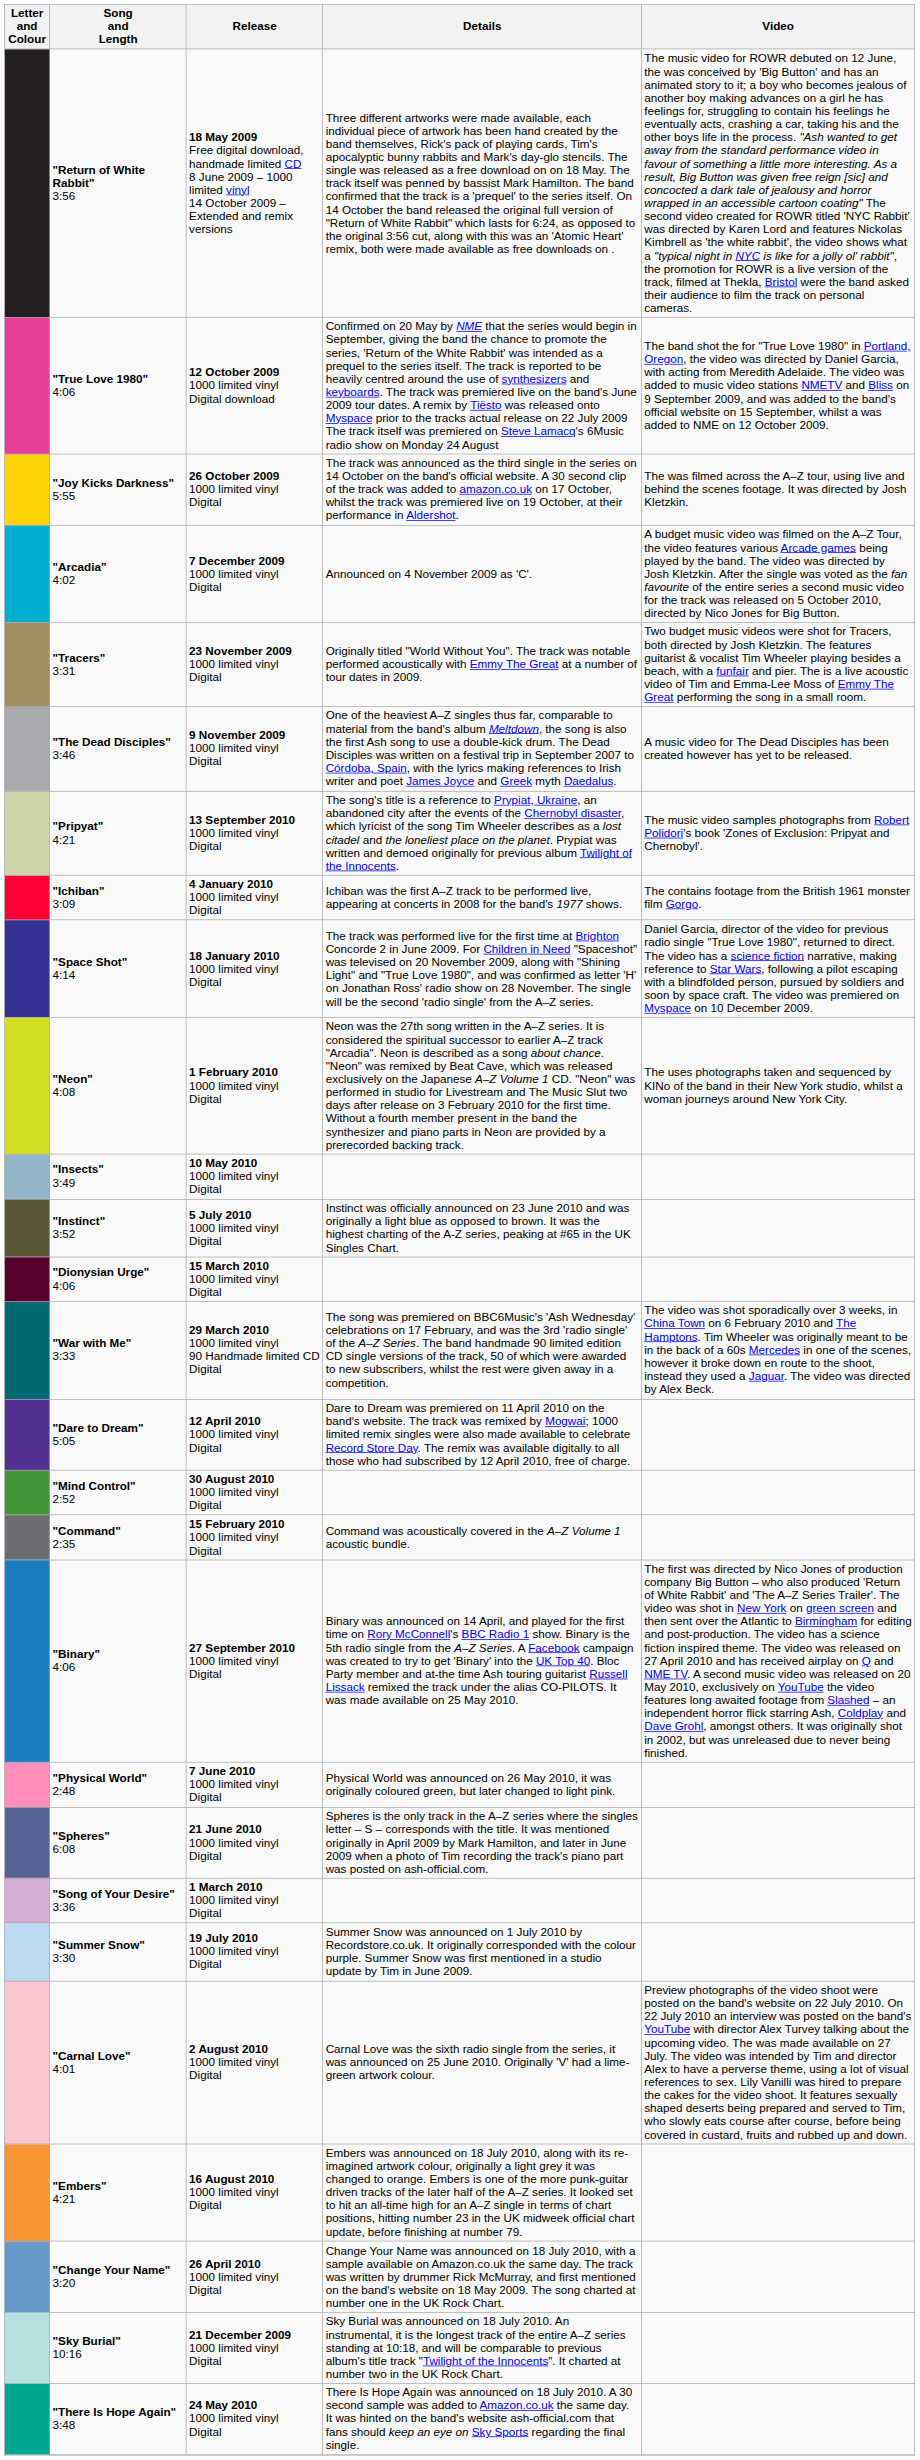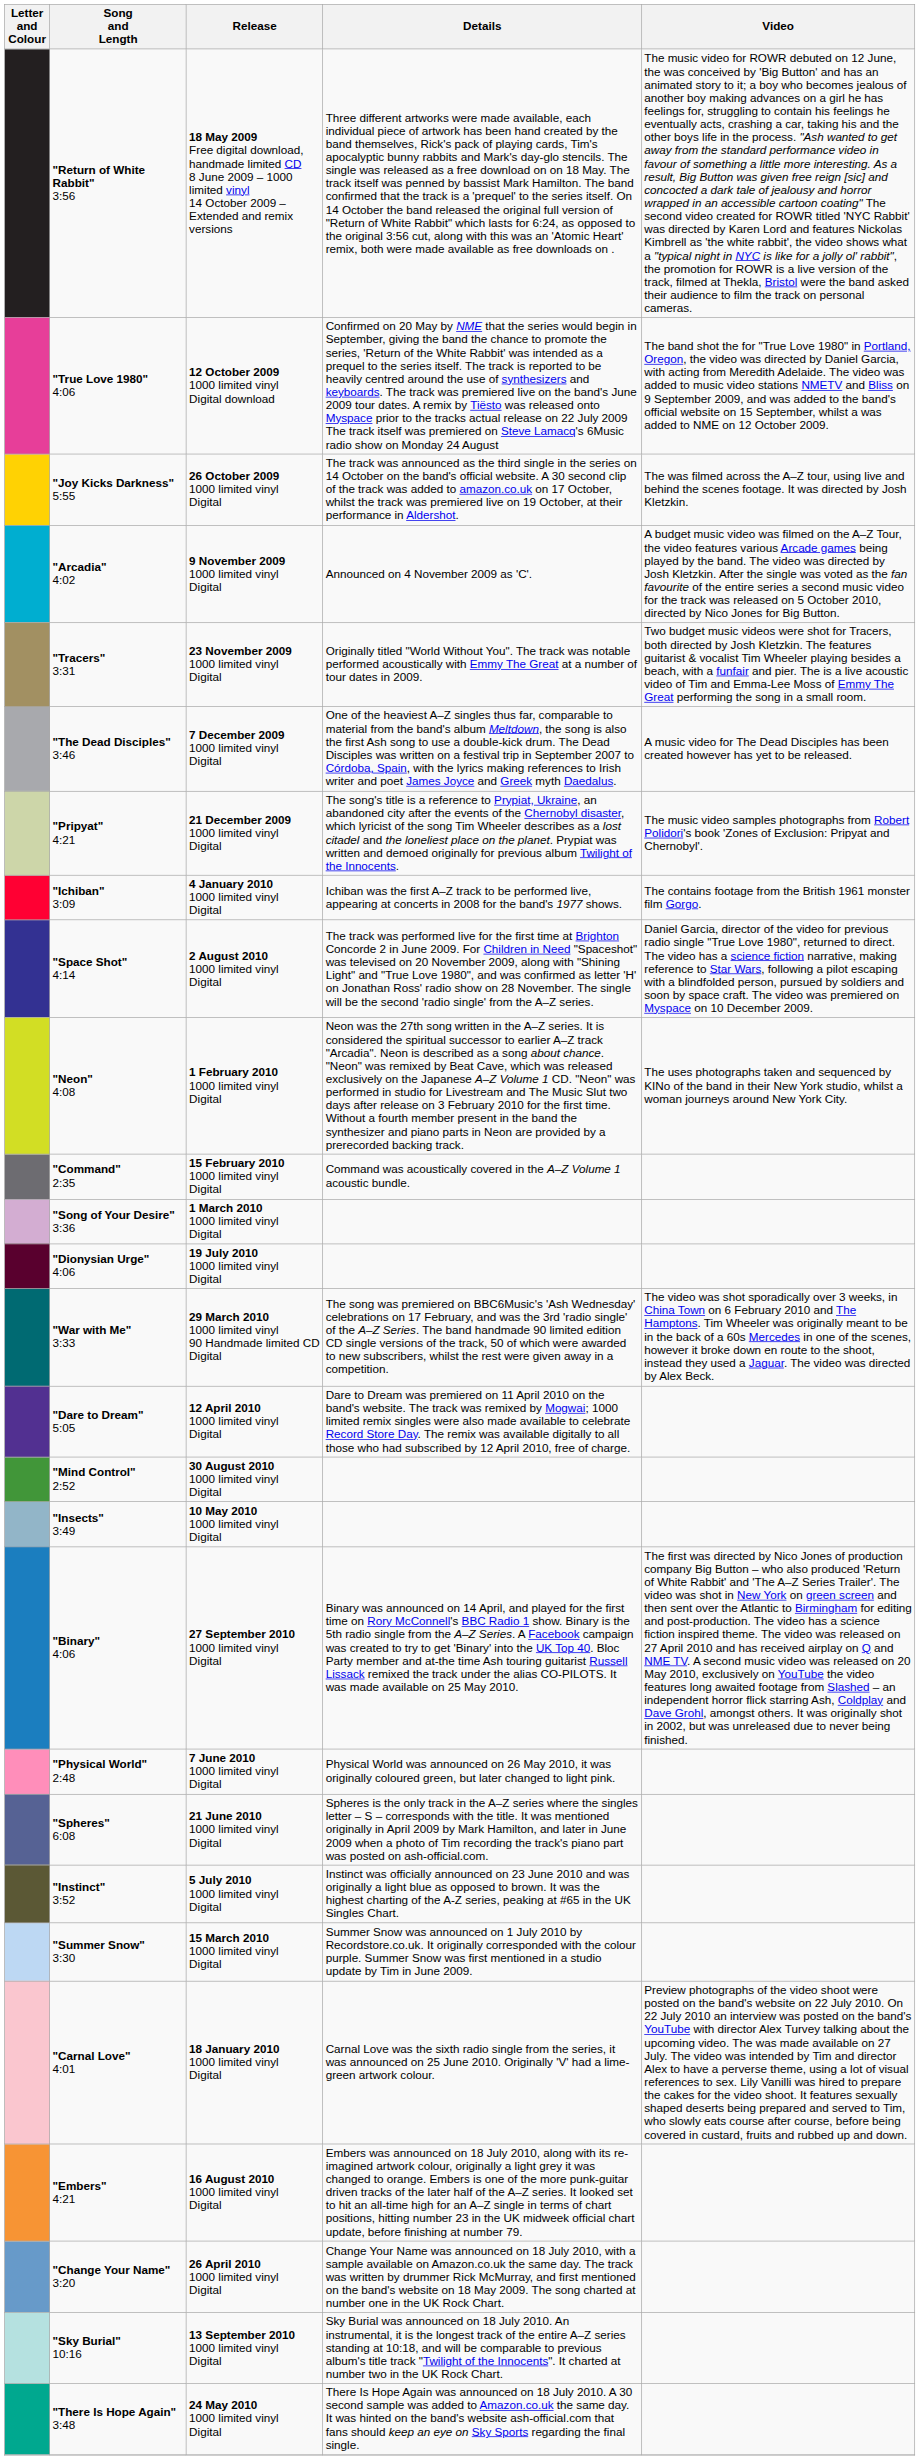(237, 574) 7 December 2009 1000 limited vinyl Digital -> (237, 574) 9 November 2009 1000 limited vinyl Digital
(237, 749) 9 November 2009 1000 limited vinyl Digital -> (237, 749) 7 December 2009 1000 limited vinyl Digital
(242, 833) 13 September 2010 1000 limited vinyl Digital -> (240, 833) 21 December 2009 1000 limited vinyl Digital
(234, 968) 18 January 2010 1000 limited vinyl Digital -> (234, 968) 2 August 2010 1000 limited vinyl Digital
rows swapped: (87, 1537) <-> (78, 1176)
rows swapped: (114, 1900) <-> (79, 1228)
(234, 1279) 15 March 2010 1000 limited vinyl Digital -> (234, 1266) 19 July 2010 1000 limited vinyl Digital
(234, 1952) 19 July 2010 1000 limited vinyl Digital -> (234, 1952) 15 March 2010 1000 limited vinyl Digital
(234, 2062) 2 August 2010 1000 limited vinyl Digital -> (234, 2062) 18 January 2010 1000 limited vinyl Digital
(240, 2348) 21 December 2009 1000 limited vinyl Digital -> (242, 2348) 13 September 2010 1000 limited vinyl Digital
